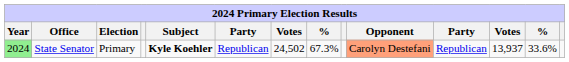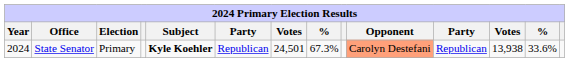(18, 48) lightgreen background -> (18, 48) no background
(289, 48) 24,502 -> (289, 48) 24,501
(507, 48) 13,937 -> (507, 48) 13,938
